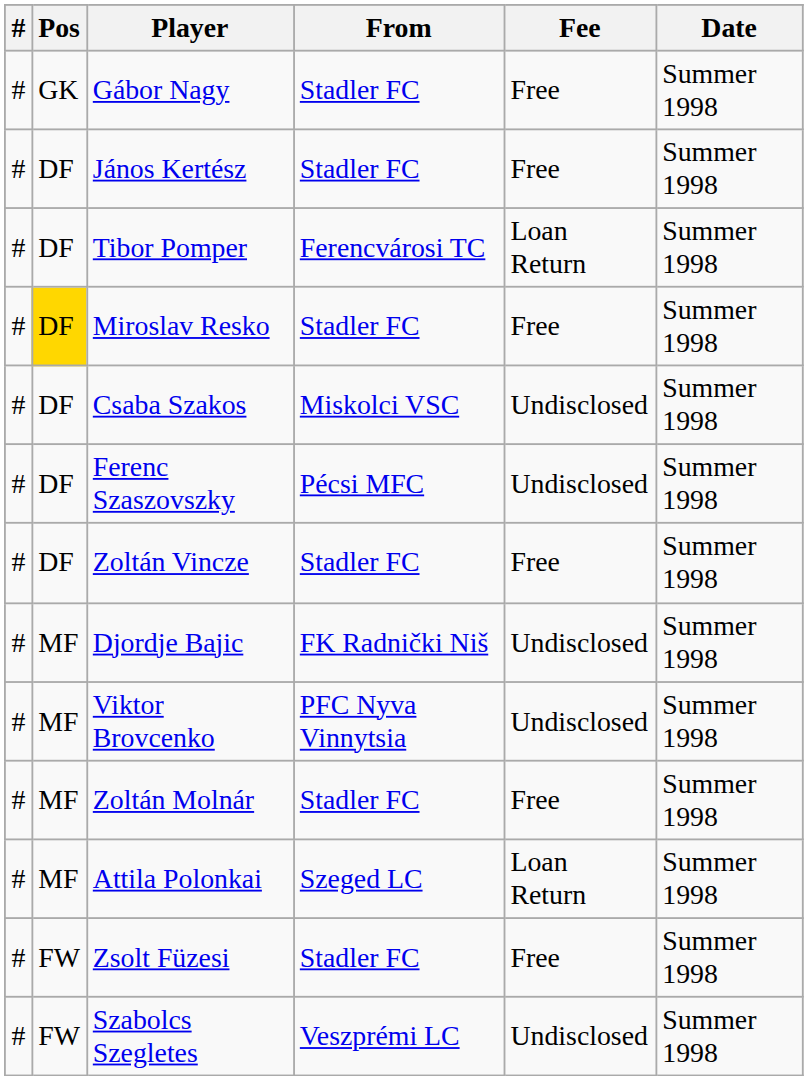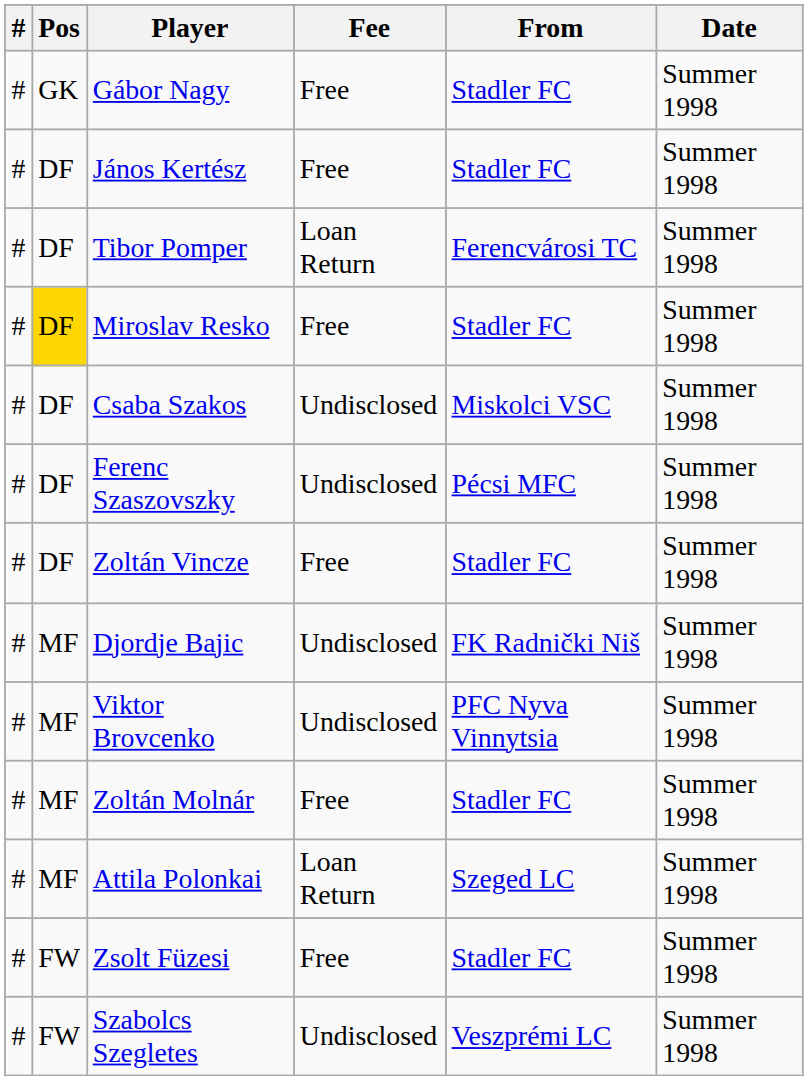columns swapped: (399, 27) <-> (580, 27)
